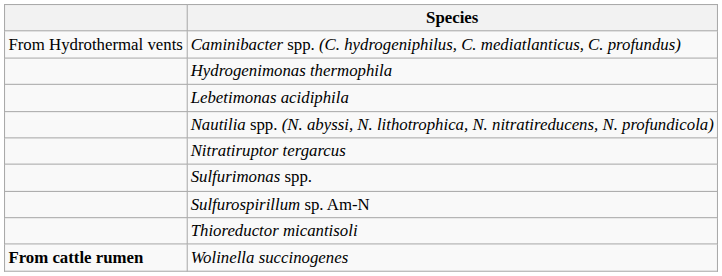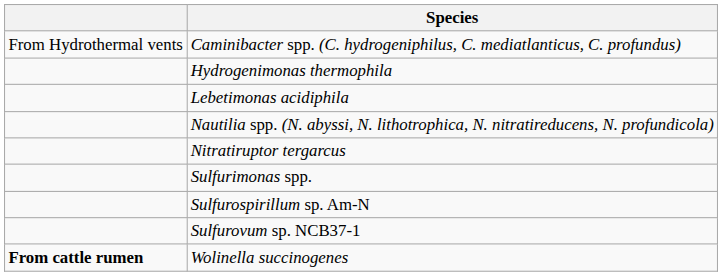+ row: (276, 230)
- row: (274, 230)
